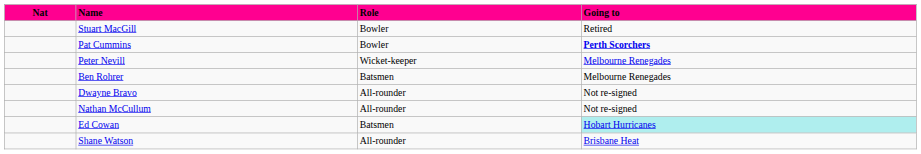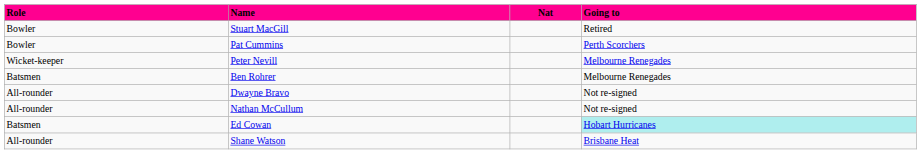columns swapped: (40, 12) <-> (369, 12)
(617, 44) bold -> (614, 44) normal
